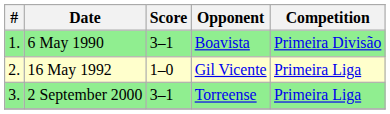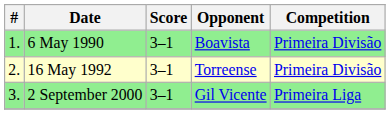(162, 69) 1–0 -> (162, 69) 3–1
(231, 69) Gil Vicente -> (226, 69) Torreense
(318, 69) Primeira Liga -> (328, 69) Primeira Divisão
(226, 95) Torreense -> (231, 95) Gil Vicente
